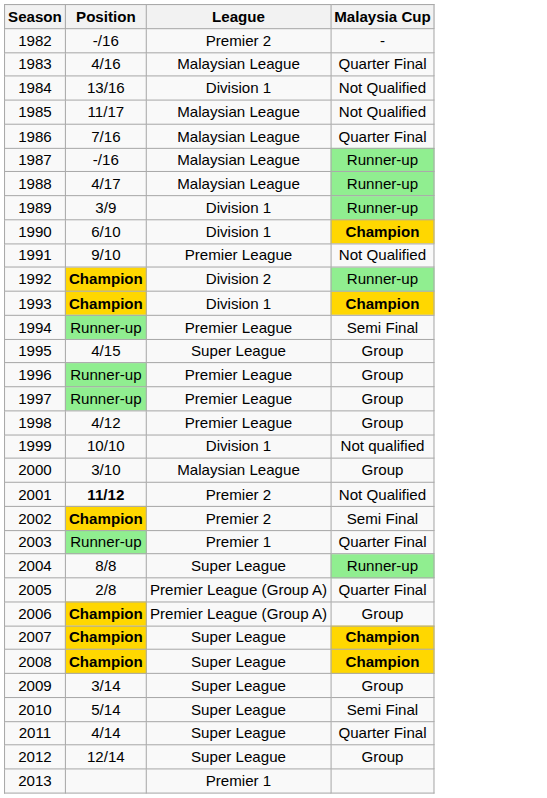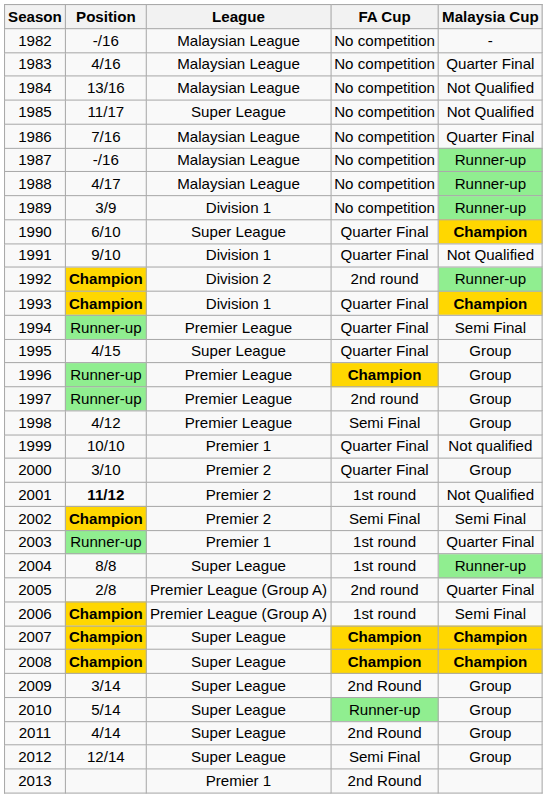+ column: (385, 17)
(238, 41) Premier 2 -> (238, 41) Malaysian League
(238, 89) Division 1 -> (238, 89) Malaysian League
(238, 112) Malaysian League -> (238, 112) Super League
(238, 232) Division 1 -> (238, 232) Super League
(238, 256) Premier League -> (238, 256) Division 1
(238, 447) Division 1 -> (238, 447) Premier 1
(238, 471) Malaysian League -> (238, 471) Premier 2
(382, 614) Group -> (490, 614) Semi Final
(382, 710) Semi Final -> (490, 710) Group
(382, 733) Quarter Final -> (490, 733) Group
